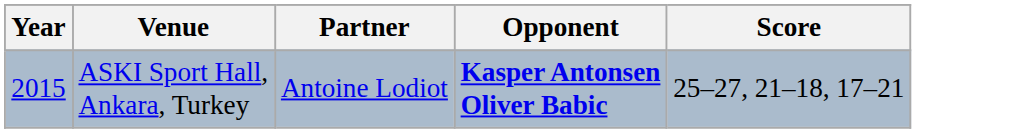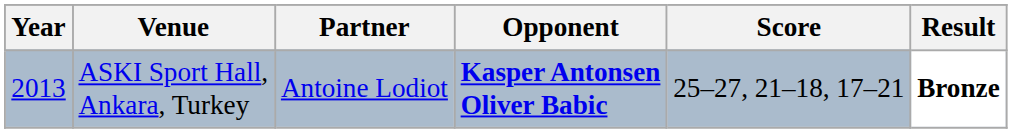+ column: (958, 27)
(39, 88) 2015 -> (39, 88) 2013
